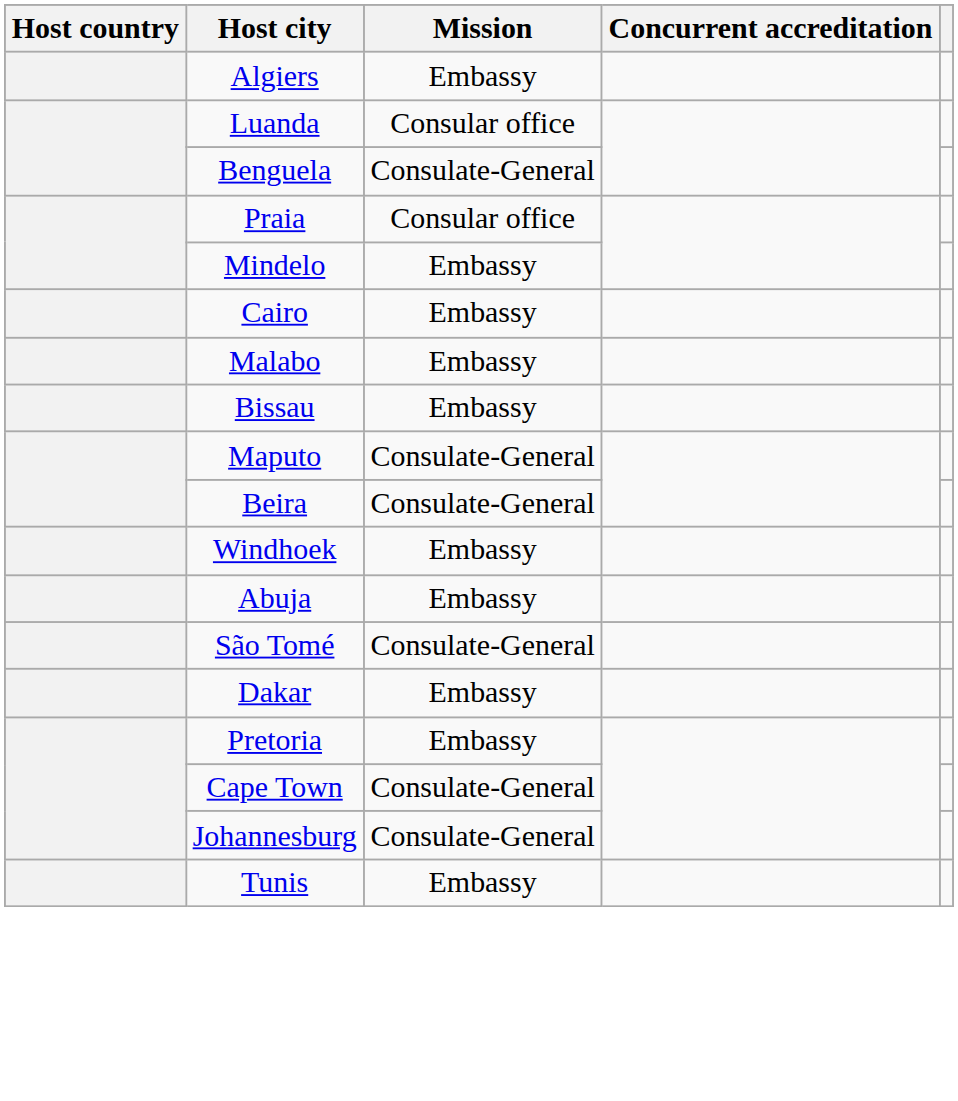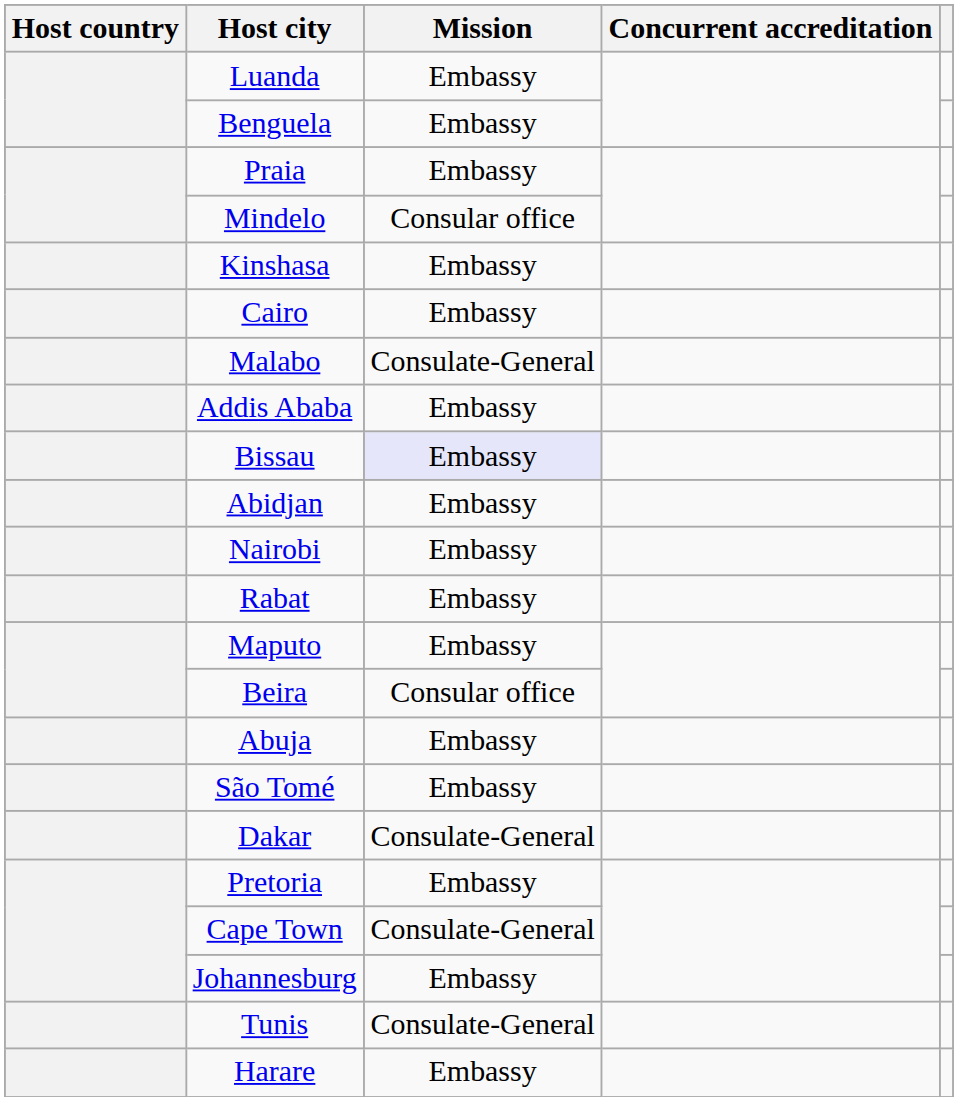- row: (275, 75)
(483, 123) Consular office -> (483, 75) Embassy
(483, 170) Consulate-General -> (483, 123) Embassy
(483, 218) Consular office -> (483, 170) Embassy
(483, 265) Embassy -> (483, 218) Consular office
+ row: (275, 265)
(483, 360) Embassy -> (483, 360) Consulate-General
+ row: (275, 407)
(483, 407) no background -> (483, 455) lavender background
+ row: (275, 502)
+ row: (275, 550)
+ row: (275, 597)
(483, 455) Consulate-General -> (483, 645) Embassy
(483, 502) Consulate-General -> (483, 692) Consular office
- row: (275, 550)
(483, 645) Consulate-General -> (483, 787) Embassy
(483, 692) Embassy -> (483, 834) Consulate-General
(483, 834) Consulate-General -> (483, 977) Embassy
(483, 882) Embassy -> (483, 1024) Consulate-General
+ row: (275, 1072)
